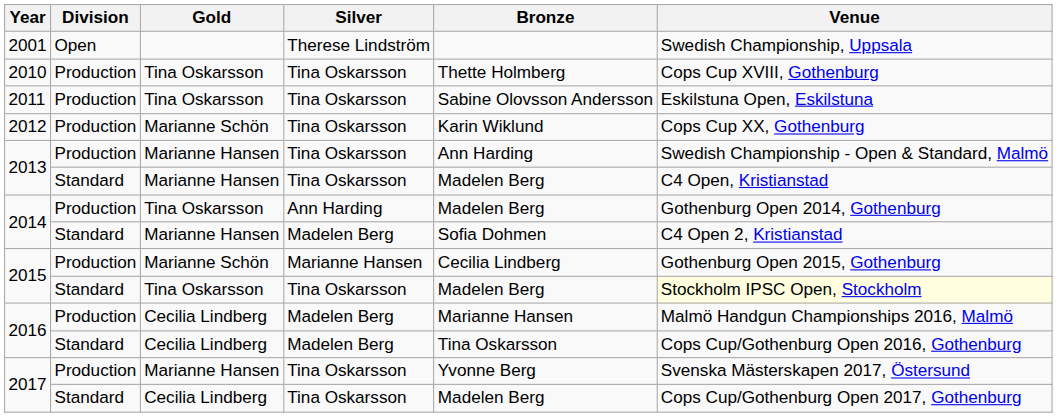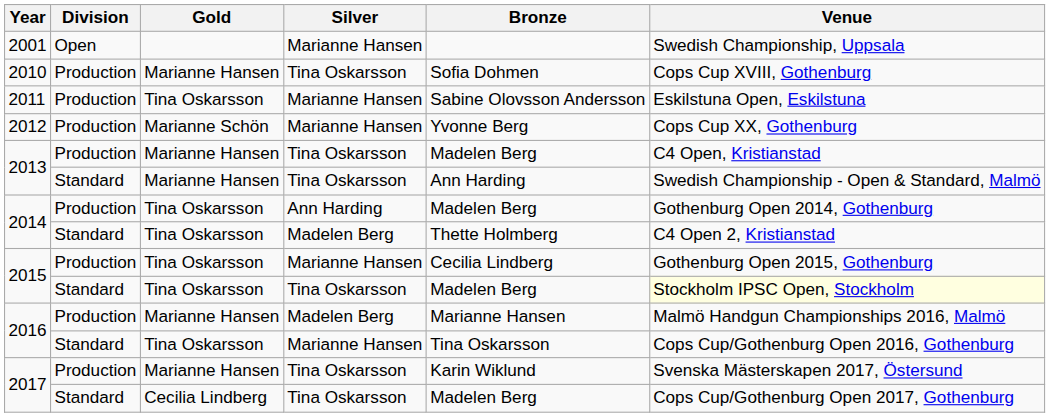(359, 45) Therese Lindström -> (355, 45) Marianne Hansen
(204, 72) Tina Oskarsson -> (212, 72) Marianne Hansen
(502, 72) Thette Holmberg -> (485, 72) Sofia Dohmen
(347, 99) Tina Oskarsson -> (355, 99) Marianne Hansen
(347, 126) Tina Oskarsson -> (355, 126) Marianne Hansen
(491, 126) Karin Wiklund -> (479, 126) Yvonne Berg
(485, 153) Ann Harding -> (484, 153) Madelen Berg
(854, 153) Swedish Championship - Open & Standard, Malmö -> (737, 153) C4 Open, Kristianstad
(491, 180) Madelen Berg -> (478, 180) Ann Harding
(745, 180) C4 Open, Kristianstad -> (847, 180) Swedish Championship - Open & Standard, Malmö
(212, 235) Marianne Hansen -> (204, 235) Tina Oskarsson
(492, 235) Sofia Dohmen -> (494, 235) Thette Holmberg
(207, 262) Marianne Schön -> (204, 262) Tina Oskarsson
(206, 316) Cecilia Lindberg -> (212, 316) Marianne Hansen
(206, 343) Cecilia Lindberg -> (204, 343) Tina Oskarsson
(341, 343) Madelen Berg -> (355, 343) Marianne Hansen
(487, 371) Yvonne Berg -> (483, 371) Karin Wiklund
